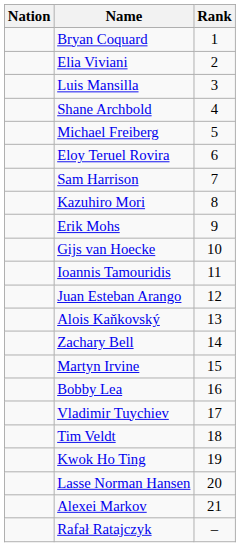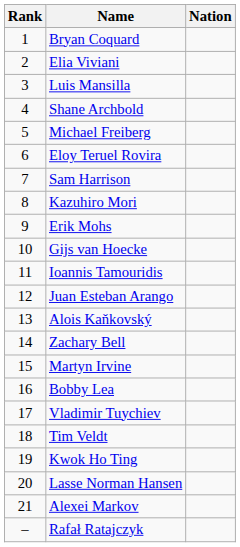columns swapped: (214, 16) <-> (29, 16)
